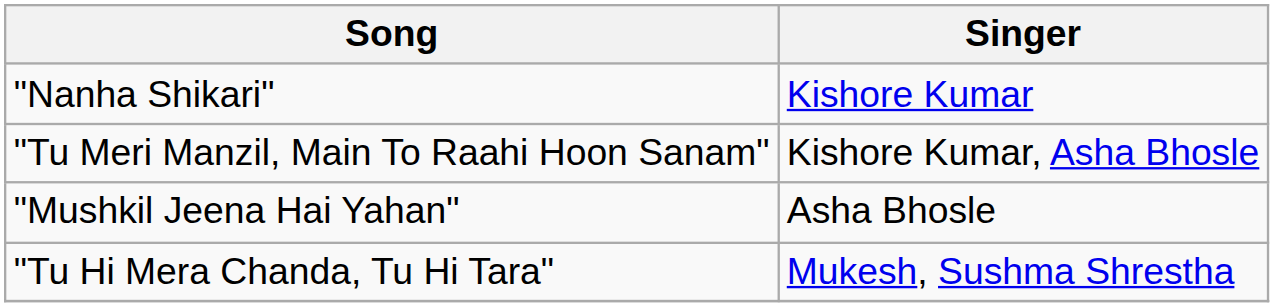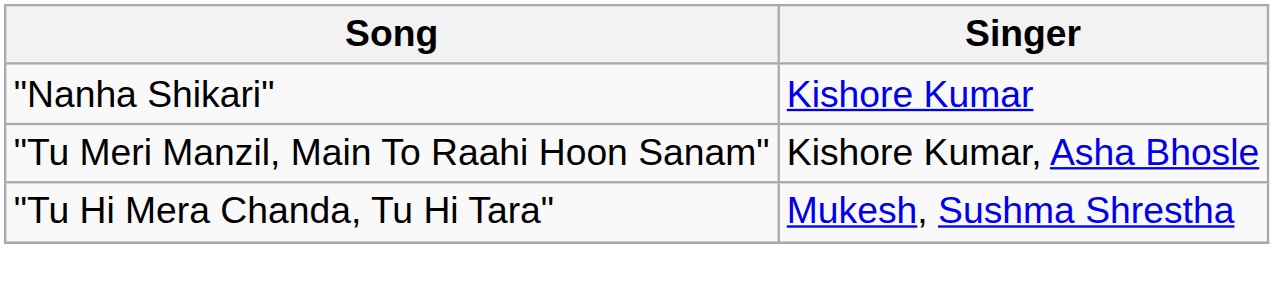- row: (237, 211)
